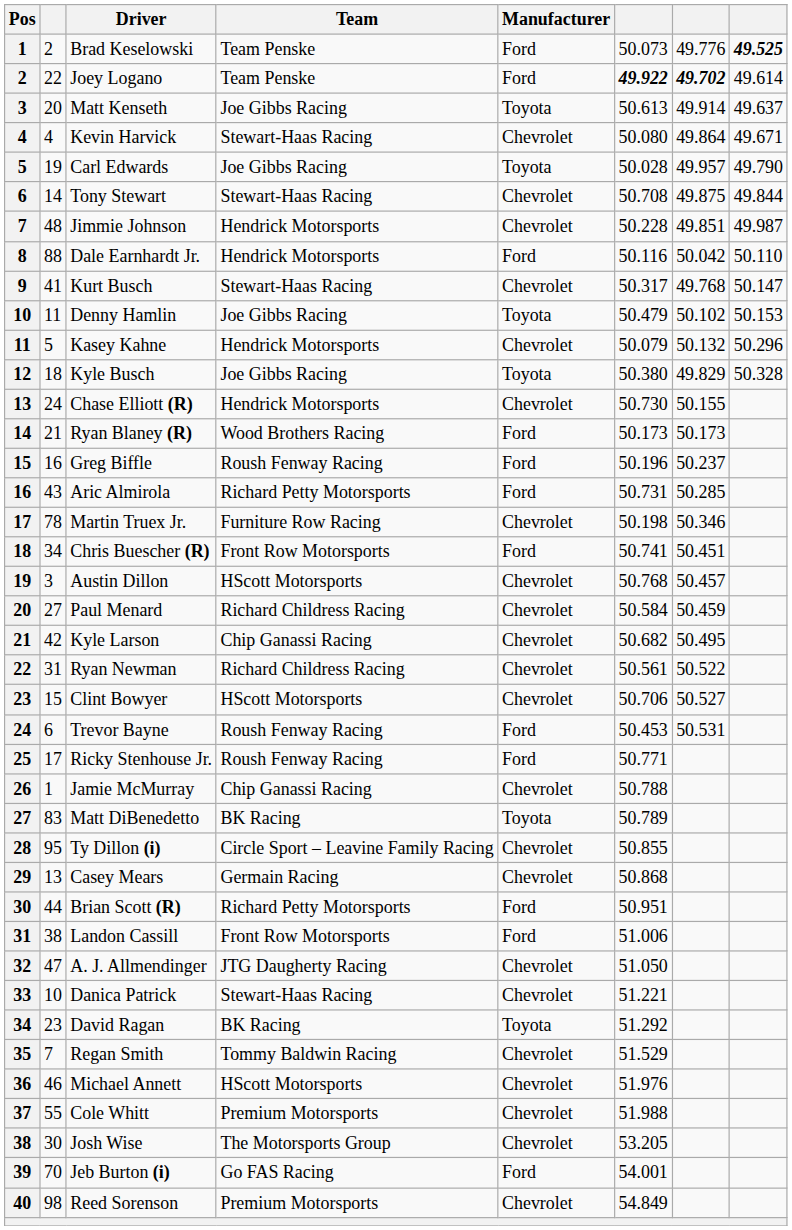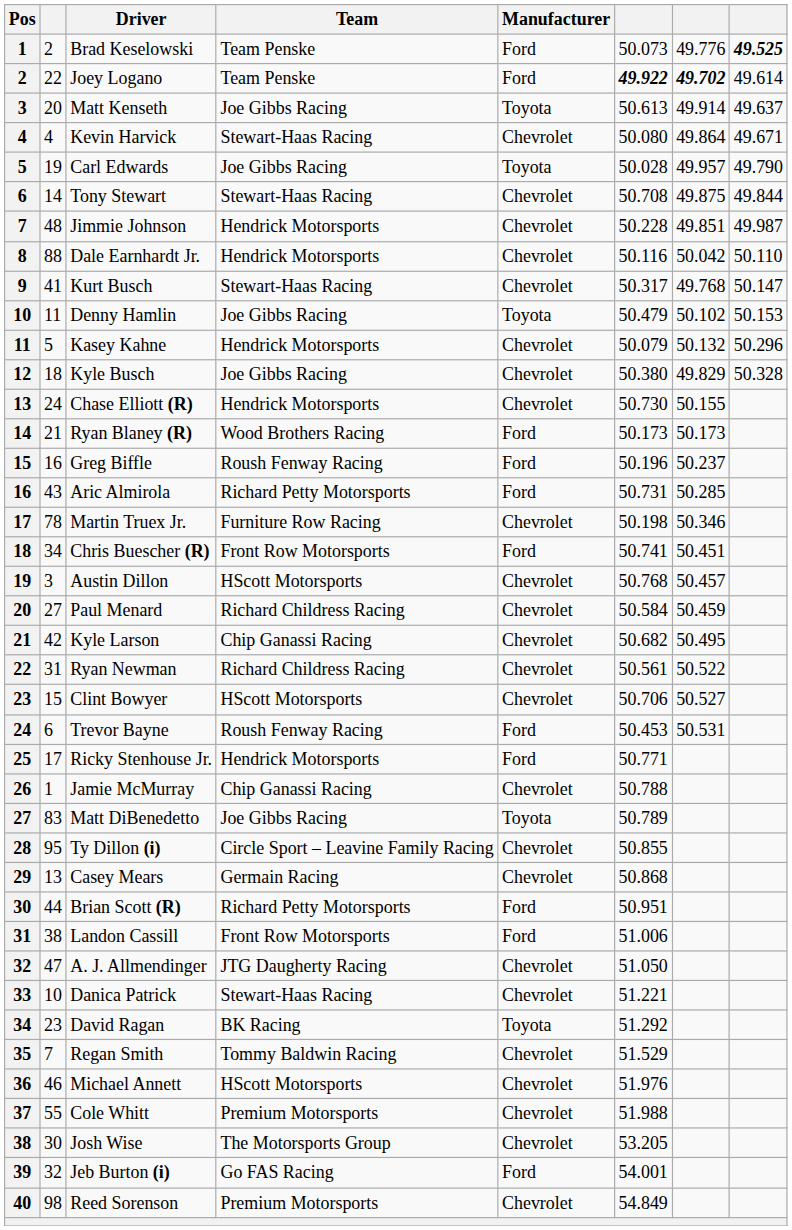(519, 256) Ford -> (537, 256) Chevrolet
(527, 374) Toyota -> (537, 374) Chevrolet
(302, 758) Roush Fenway Racing -> (300, 758) Hendrick Motorsports
(261, 817) BK Racing -> (284, 817) Joe Gibbs Racing
(53, 1172) 70 -> (53, 1172) 32
